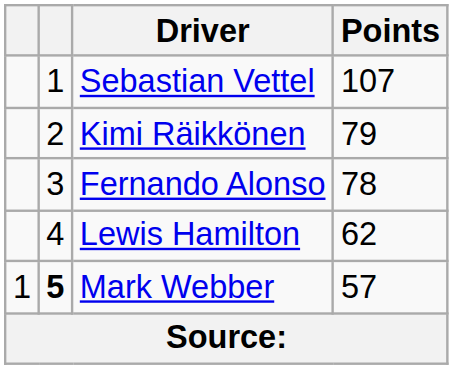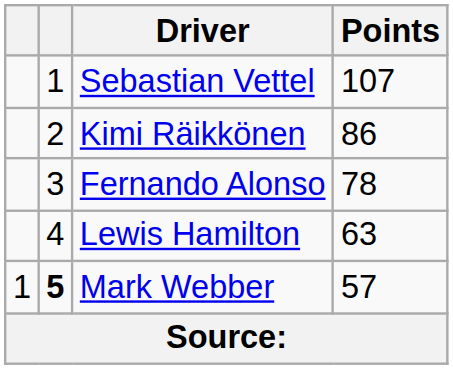(359, 133) 79 -> (359, 133) 86
(359, 235) 62 -> (359, 235) 63
